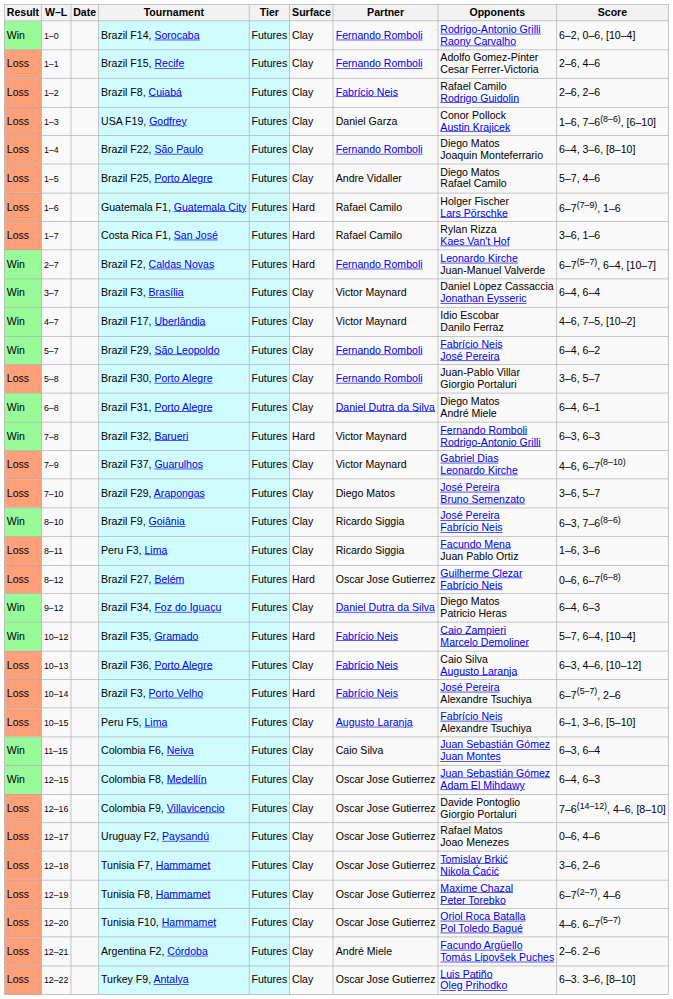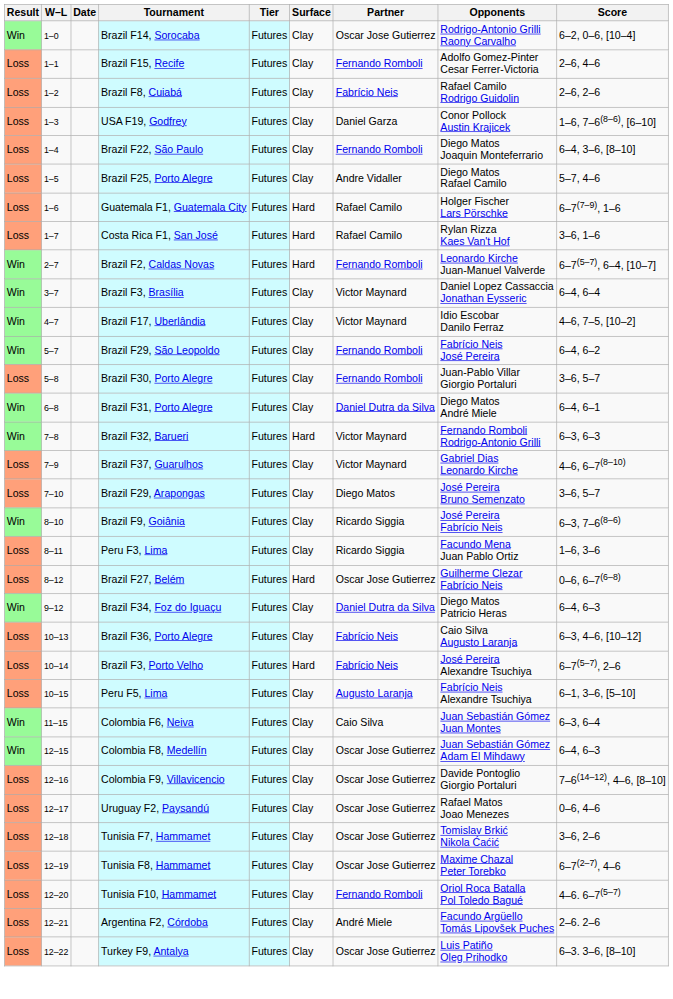(379, 35) Fernando Romboli -> (386, 35) Oscar Jose Gutierrez
- row: (150, 636)
(386, 923) Oscar Jose Gutierrez -> (379, 894) Fernando Romboli
